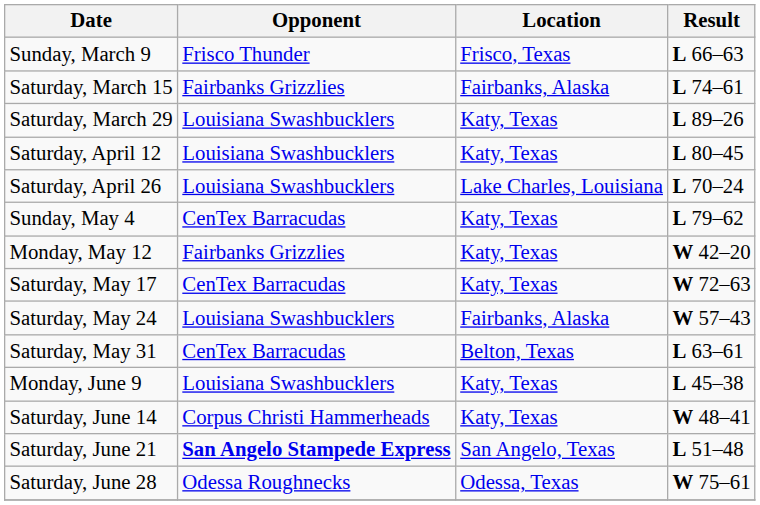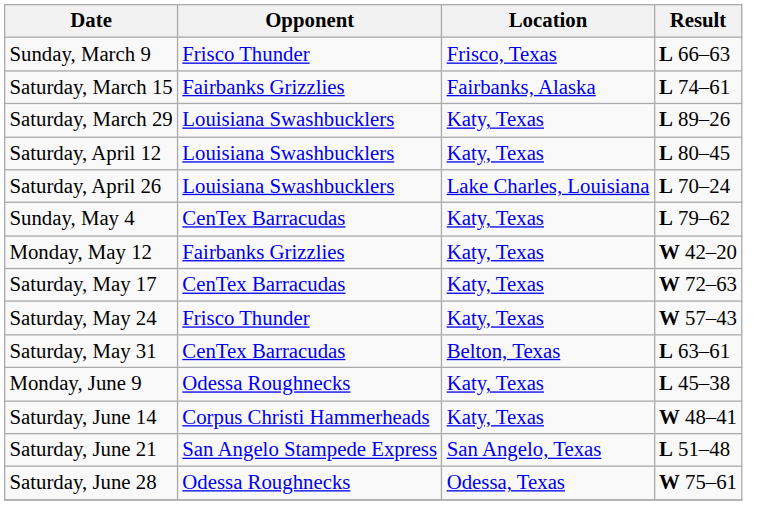(288, 317) Louisiana Swashbucklers -> (246, 317) Frisco Thunder
(535, 317) Fairbanks, Alaska -> (495, 317) Katy, Texas
(288, 383) Louisiana Swashbucklers -> (266, 383) Odessa Roughnecks
(316, 449) bold -> (310, 449) normal
